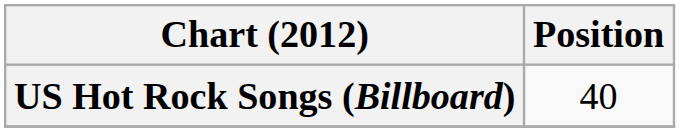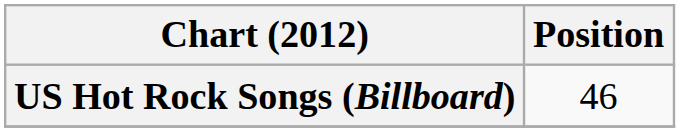(599, 95) 40 -> (599, 95) 46
